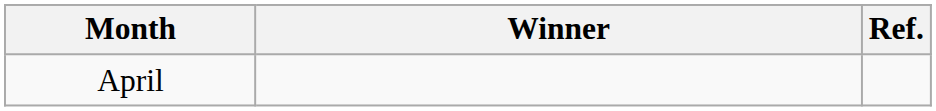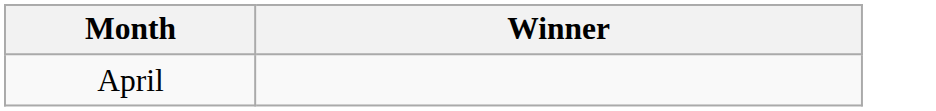- column: (896, 29)
